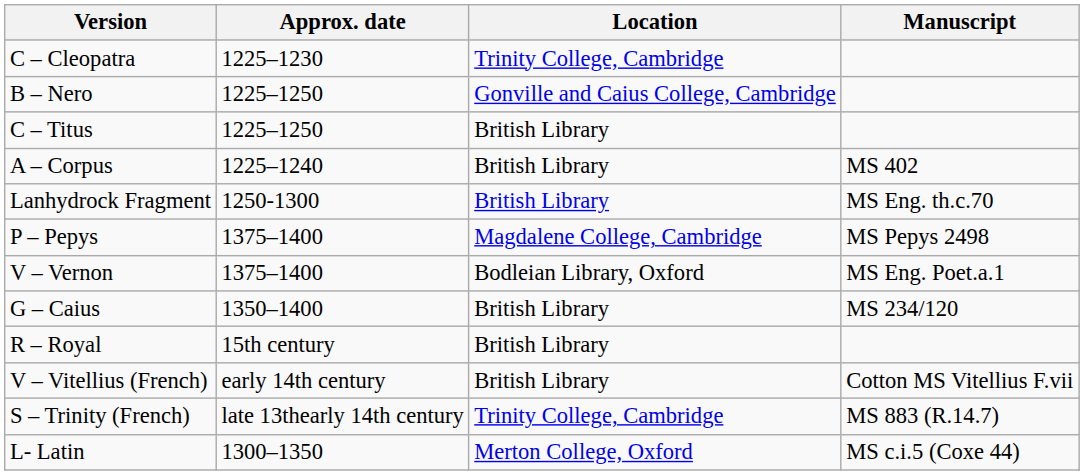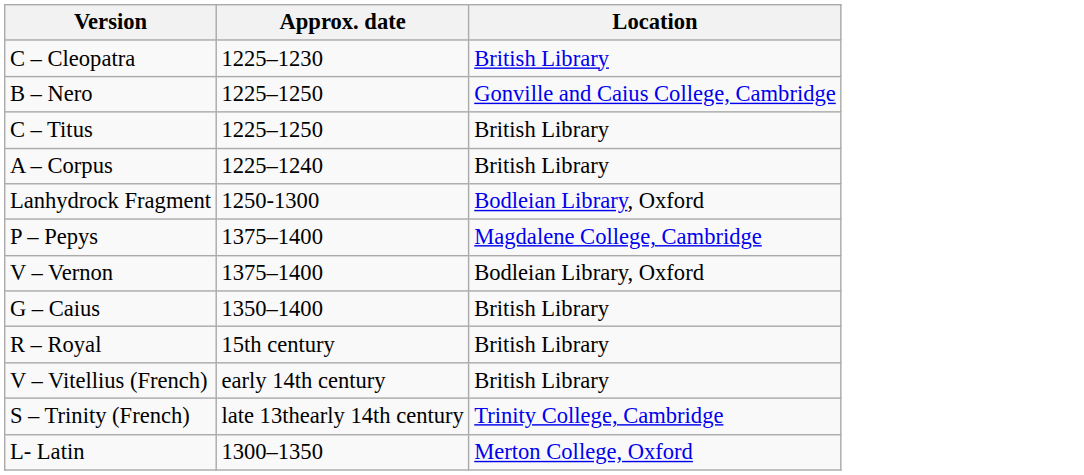- column: (960, 22)
(599, 58) Trinity College, Cambridge -> (542, 58) British Library
(542, 201) British Library -> (589, 201) Bodleian Library, Oxford
